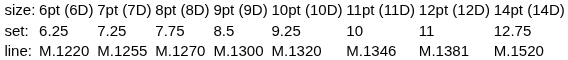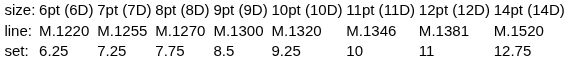rows swapped: (17, 30) <-> (18, 51)
